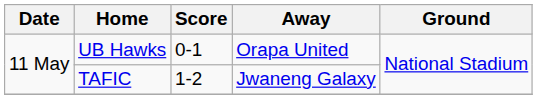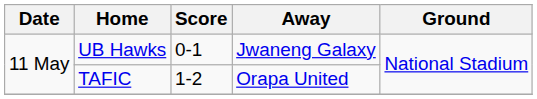(292, 49) Orapa United -> (306, 49) Jwaneng Galaxy
(306, 79) Jwaneng Galaxy -> (292, 79) Orapa United
